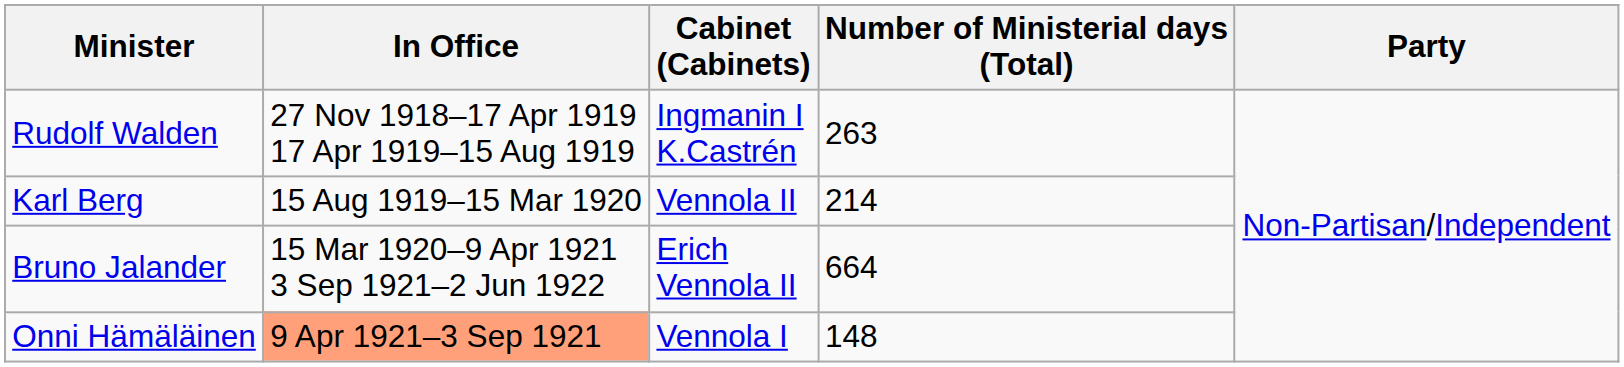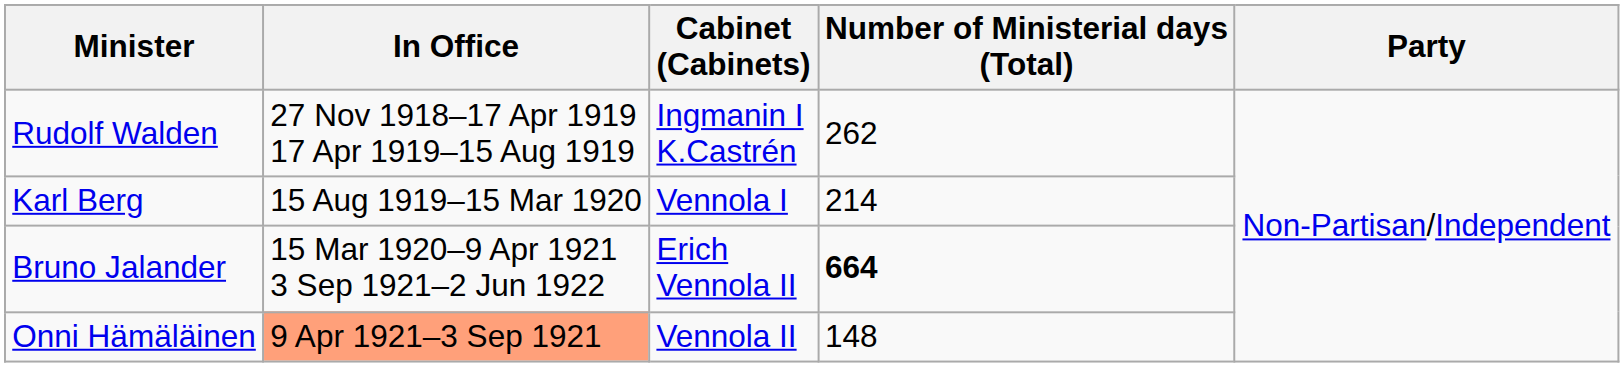(851, 132) 263 -> (851, 132) 262
(727, 200) Vennola II -> (722, 200) Vennola I
(851, 268) normal -> (851, 268) bold
(722, 335) Vennola I -> (727, 335) Vennola II
